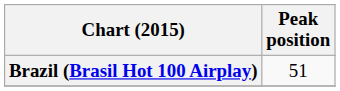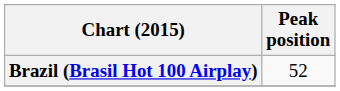(298, 70) 51 -> (298, 70) 52
